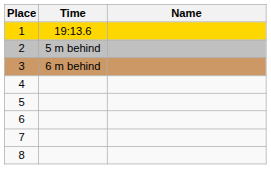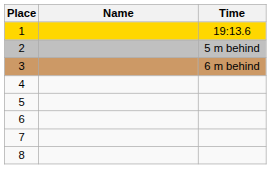columns swapped: (187, 13) <-> (73, 13)
